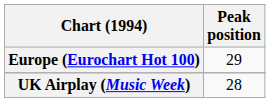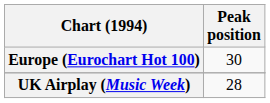(234, 60) 29 -> (234, 60) 30
